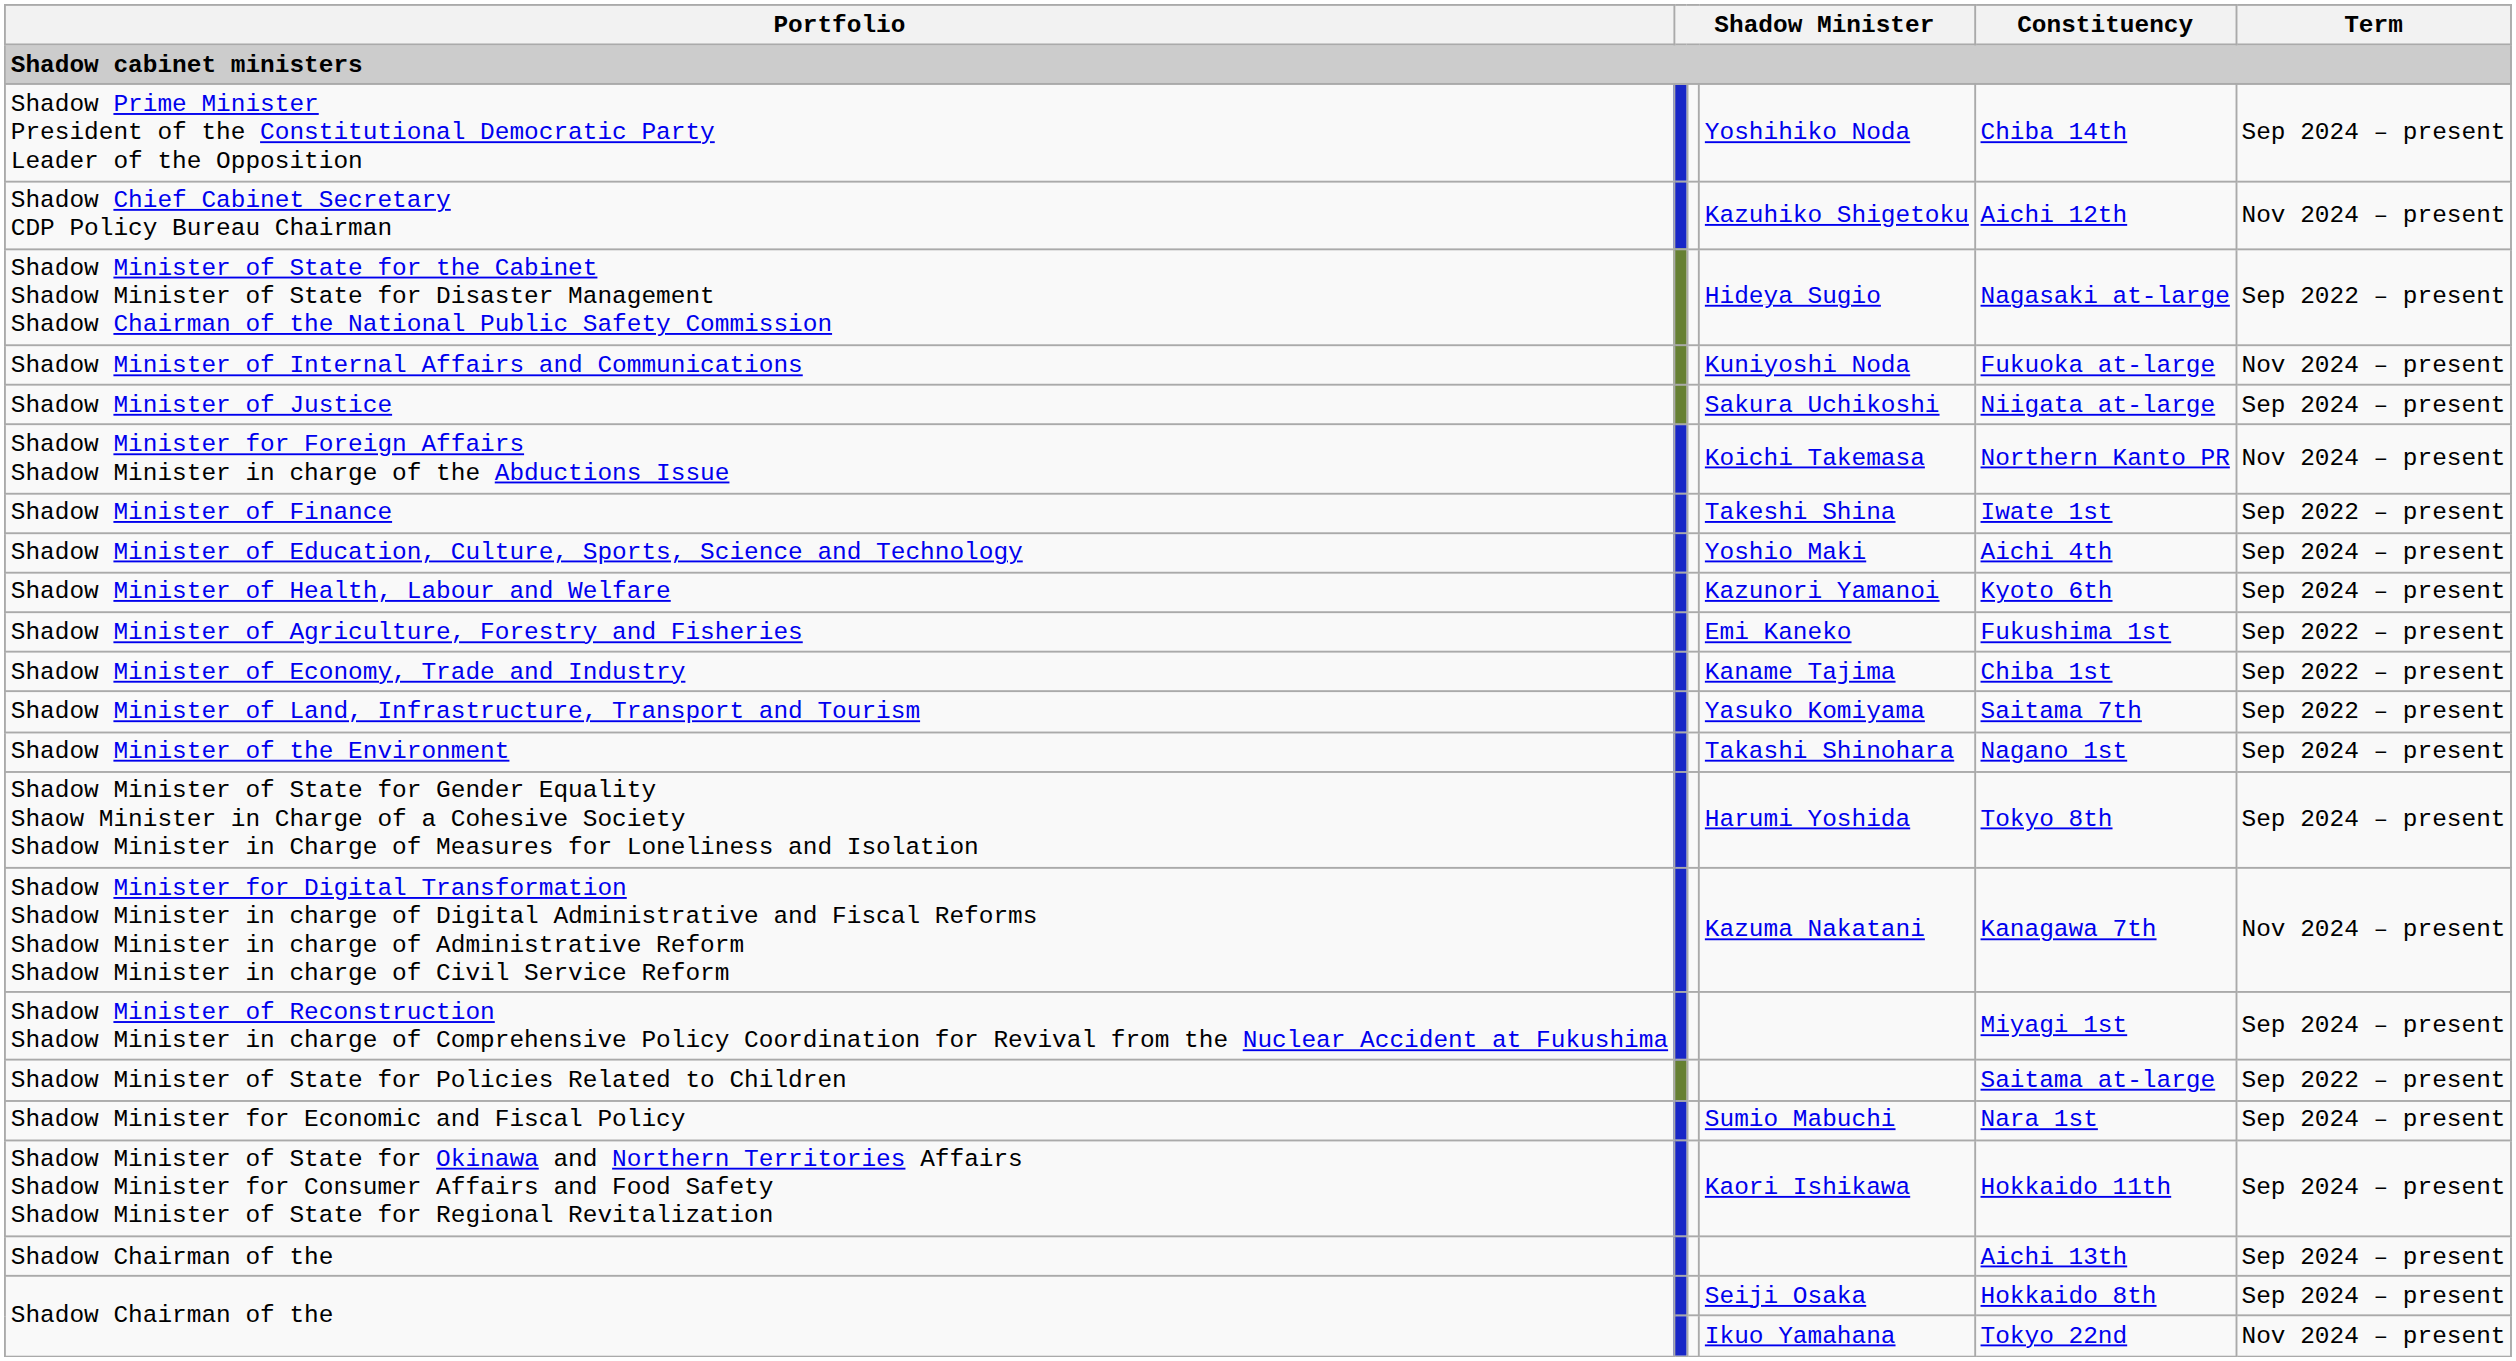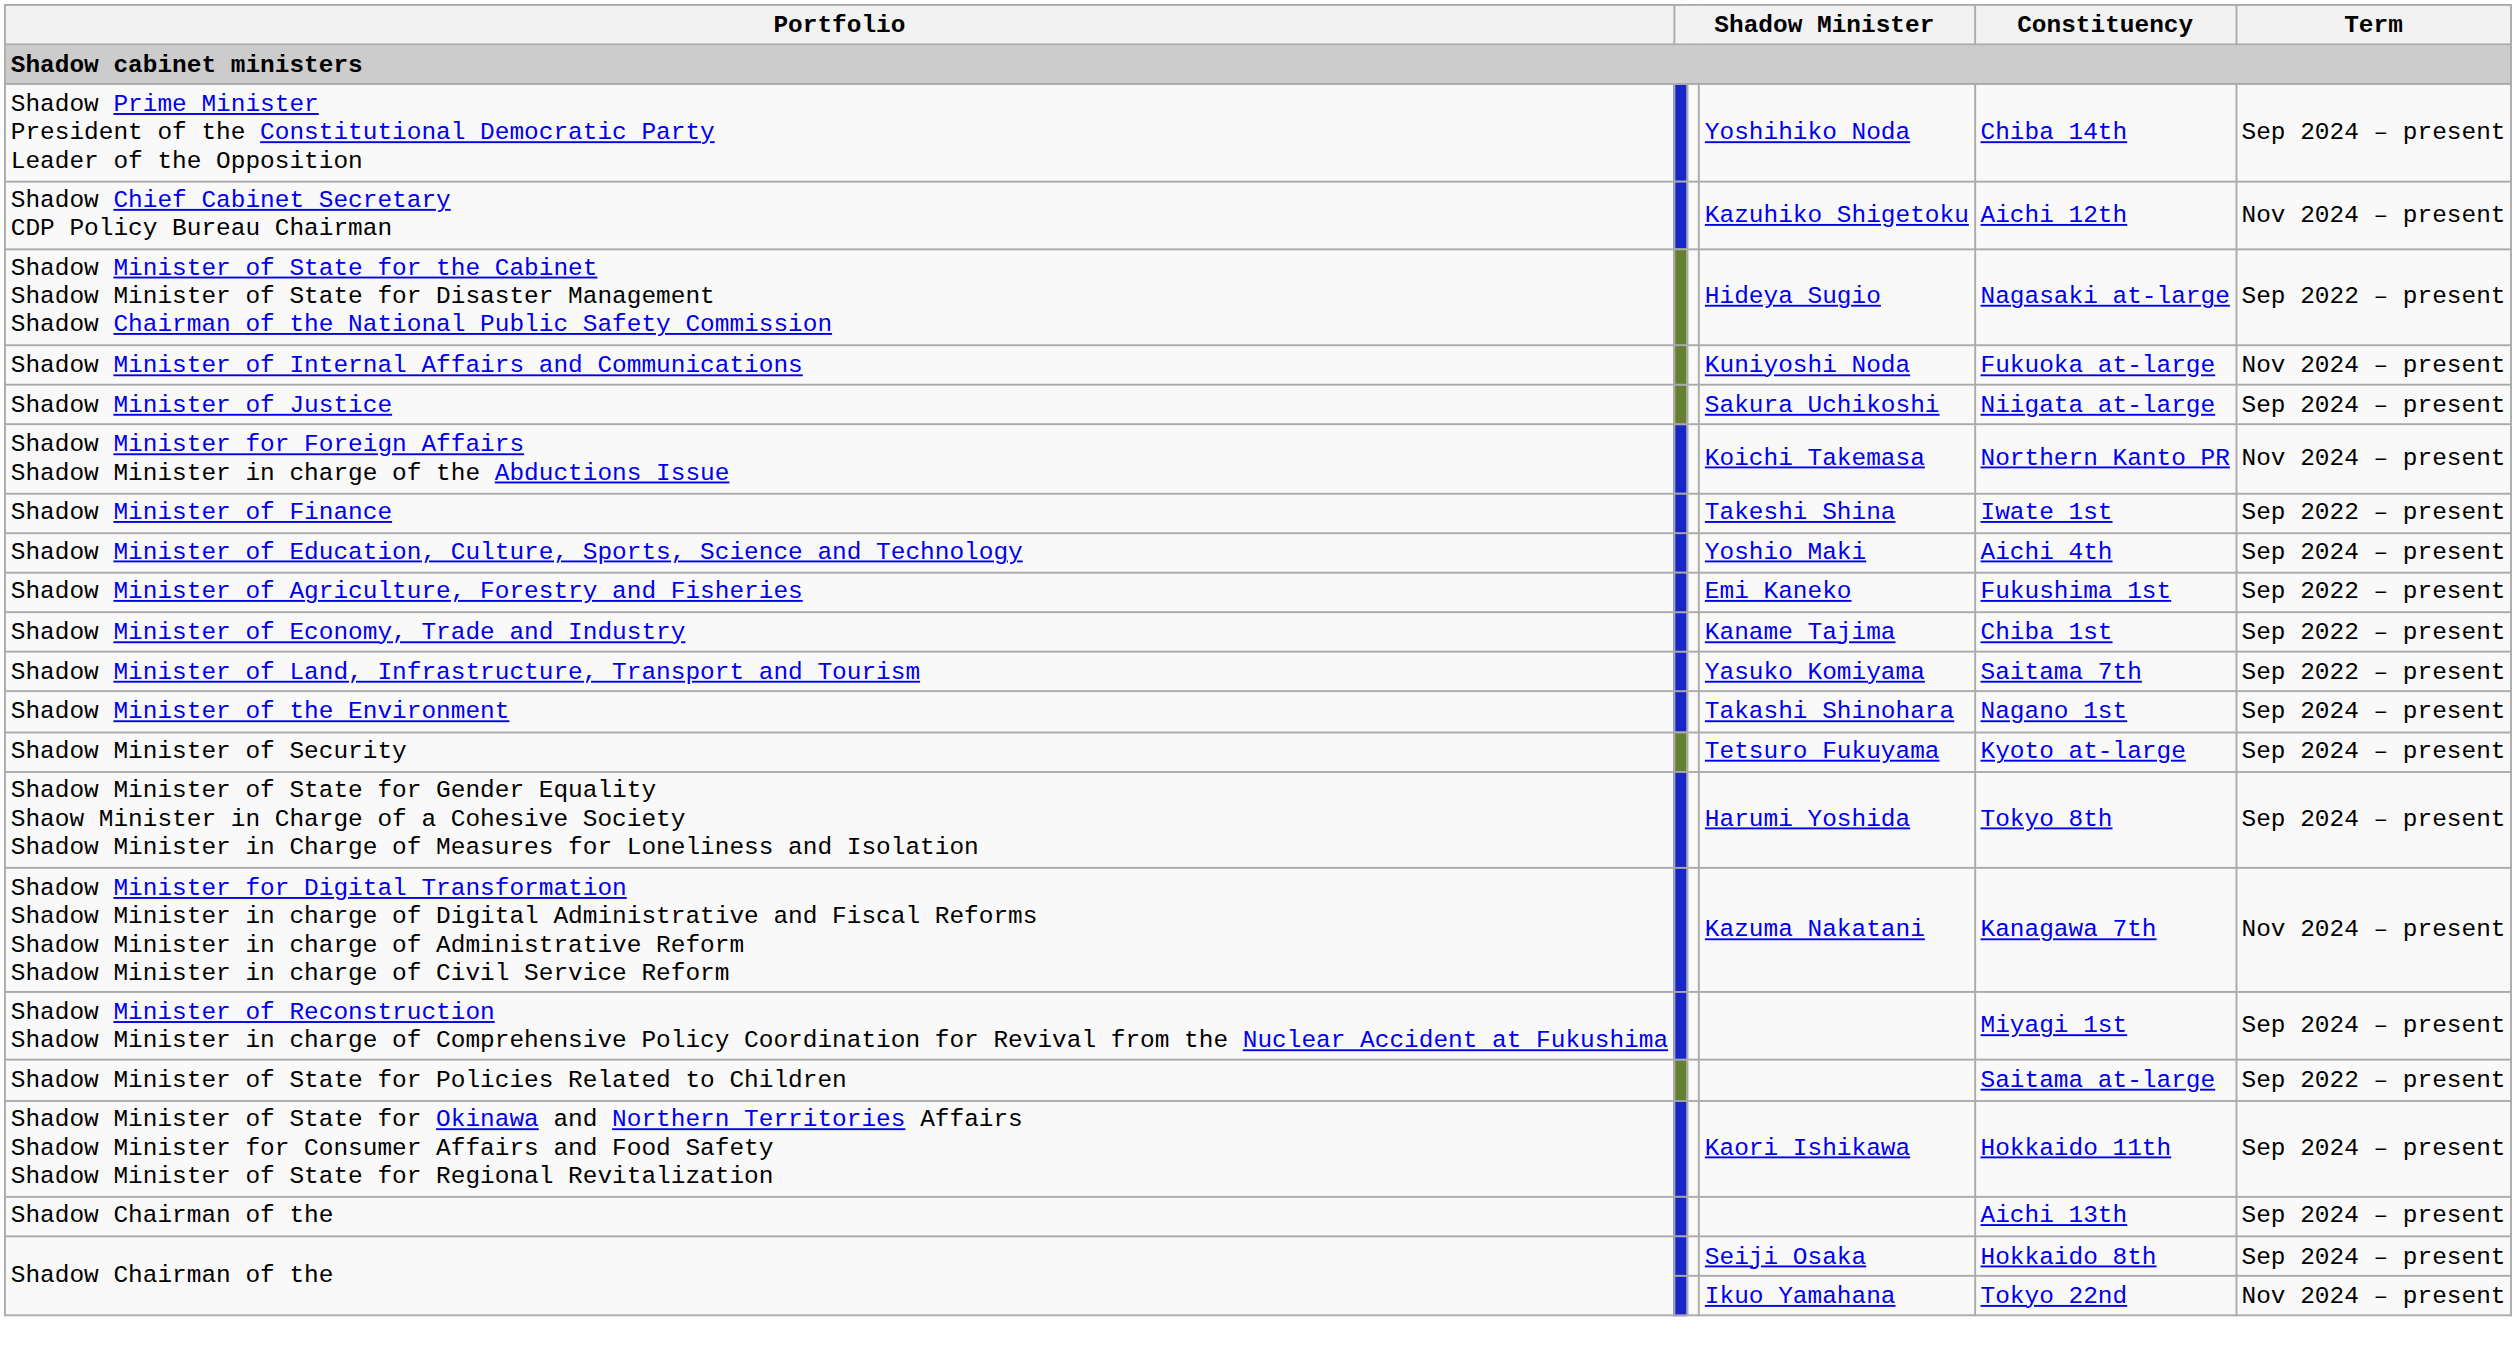- row: (341, 592)
+ row: (209, 752)
- row: (348, 1120)
